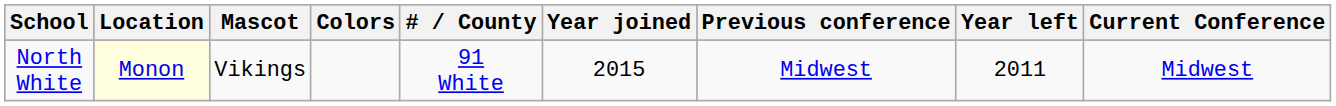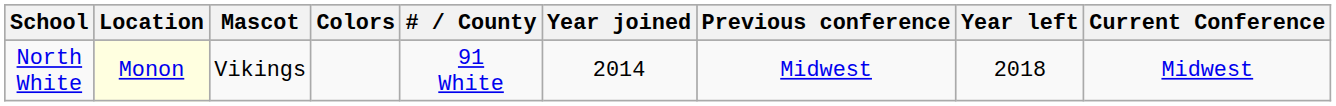(619, 71) 2015 -> (619, 71) 2014
(1020, 71) 2011 -> (1020, 71) 2018
